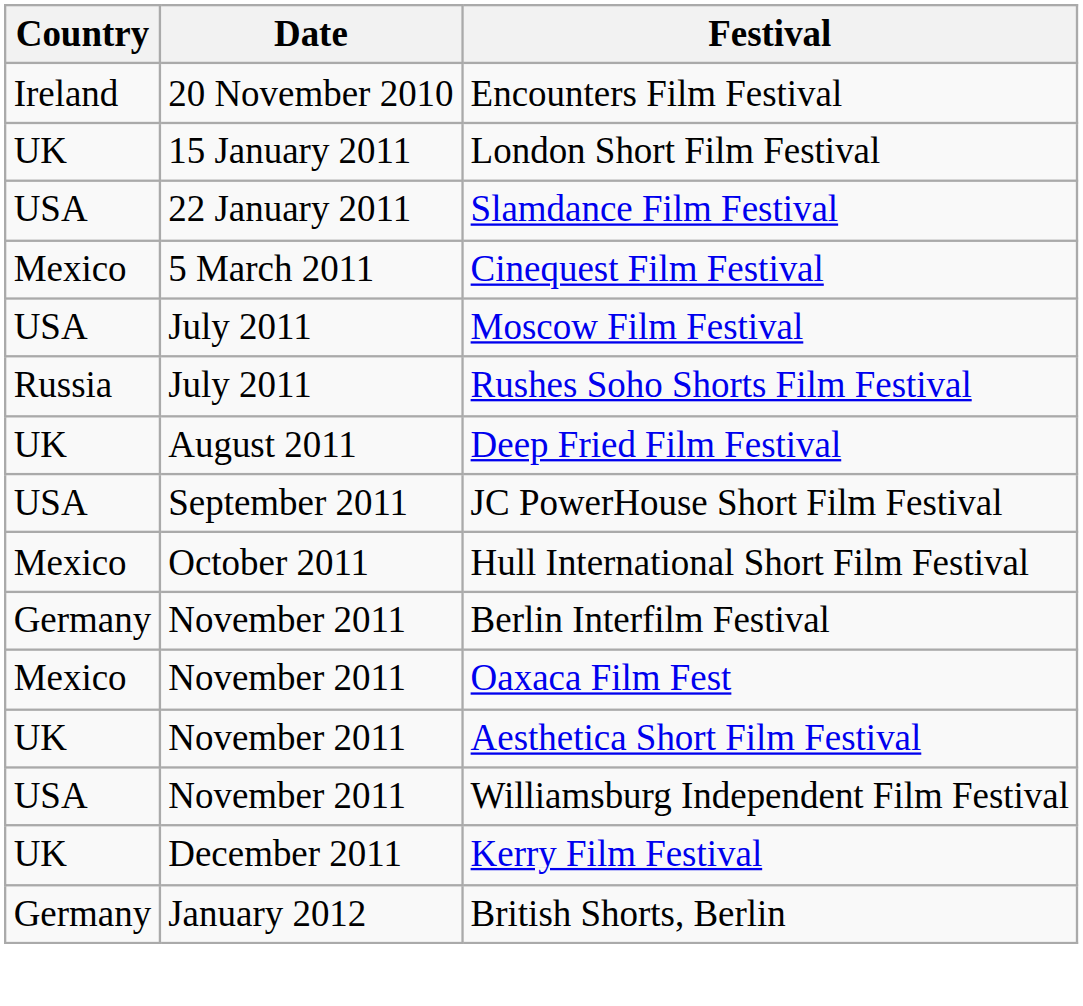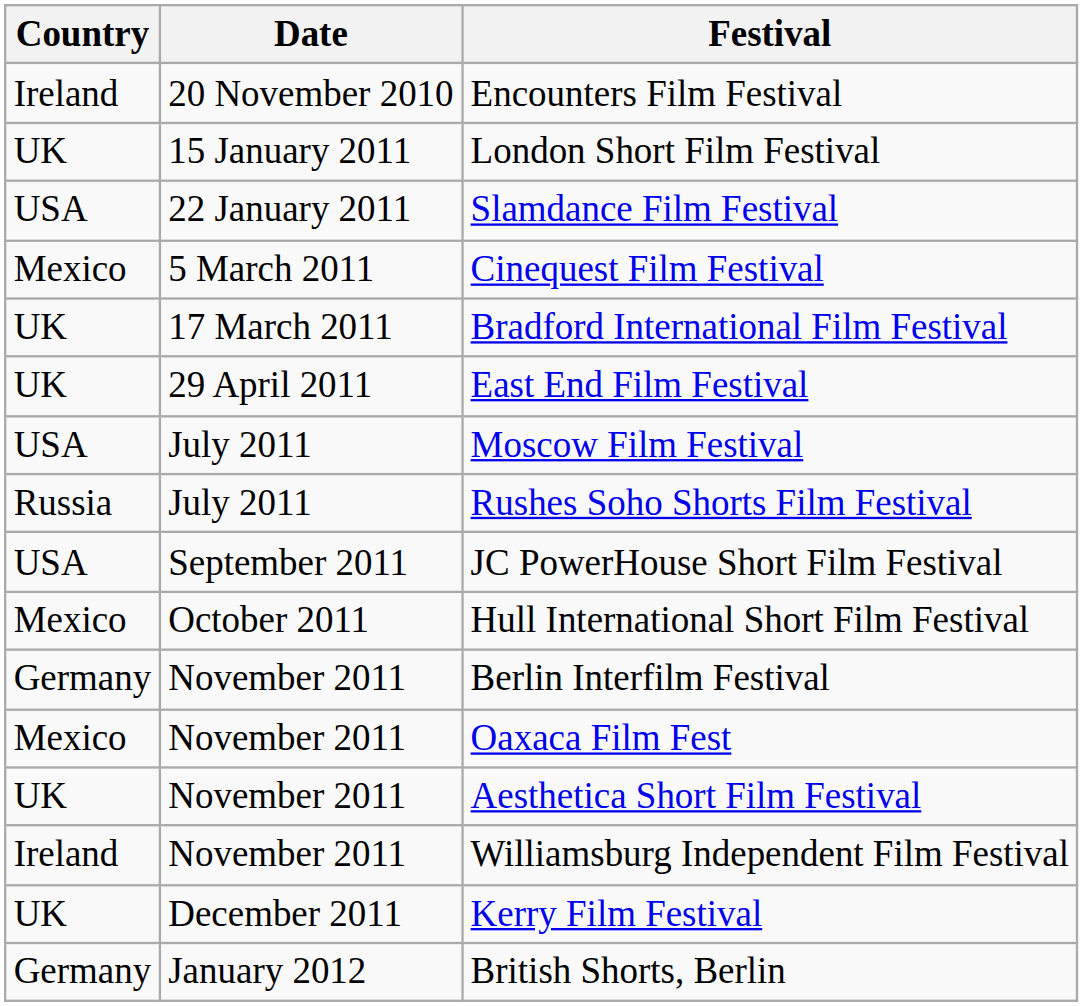+ row: (739, 326)
+ row: (640, 385)
- row: (656, 444)
(51, 795) USA -> (66, 854) Ireland
